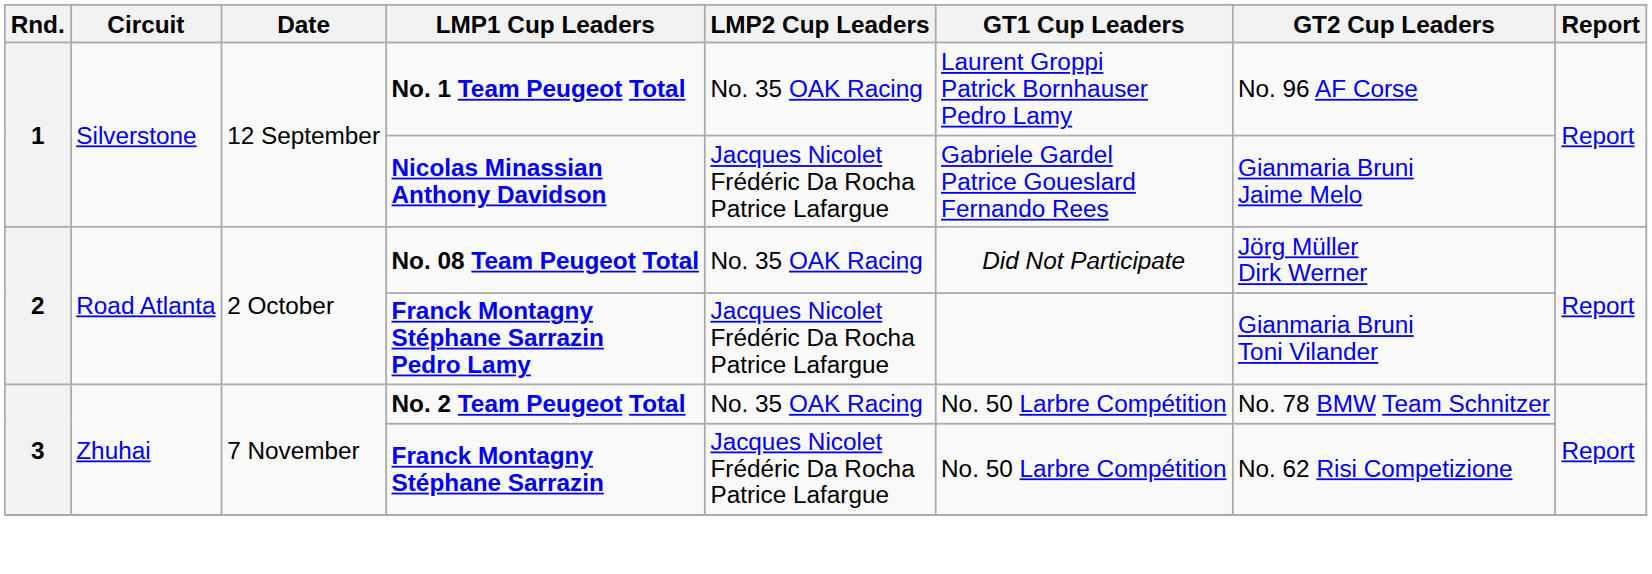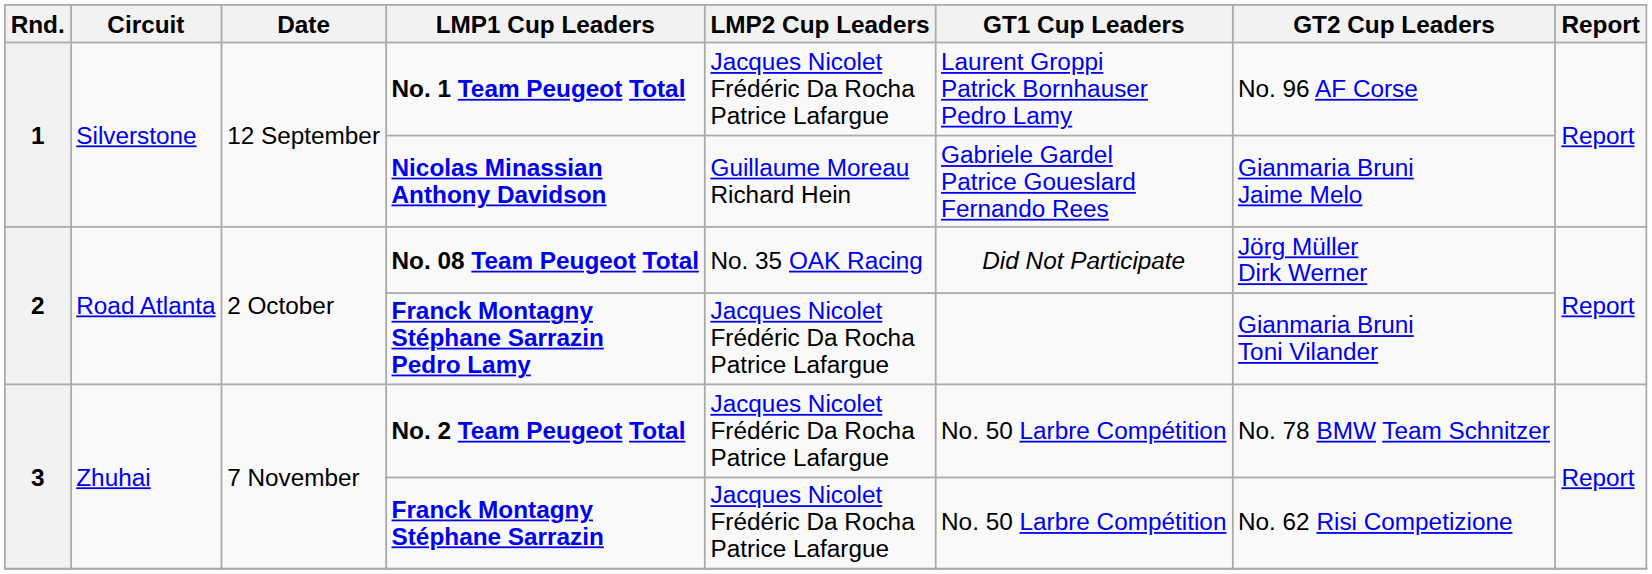(817, 89) No. 35 OAK Racing -> (813, 89) Jacques Nicolet Frédéric Da Rocha Patrice Lafargue
(813, 181) Jacques Nicolet Frédéric Da Rocha Patrice Lafargue -> (810, 181) Guillaume Moreau Richard Hein
(817, 403) No. 35 OAK Racing -> (813, 430) Jacques Nicolet Frédéric Da Rocha Patrice Lafargue
